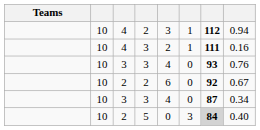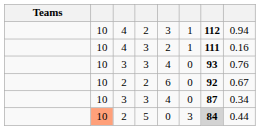(102, 116) no background -> (102, 116) lightsalmon background
(239, 116) 0.40 -> (239, 116) 0.44
